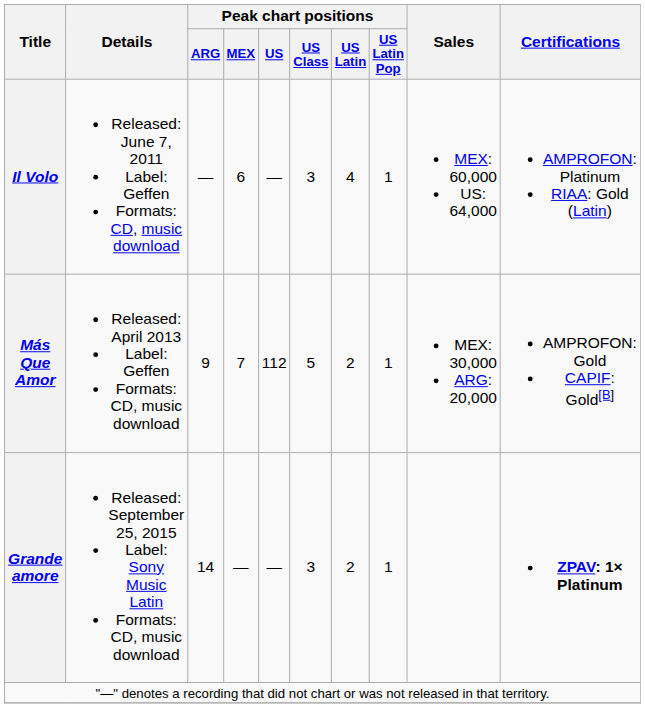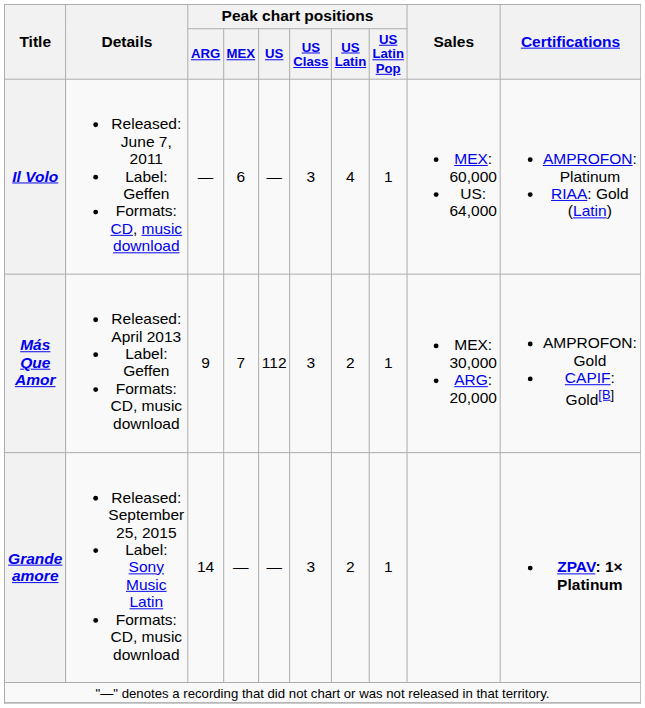(311, 363) 5 -> (311, 363) 3
